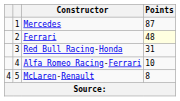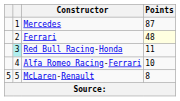(17, 50) no background -> (17, 50) paleturquoise background
(150, 50) 31 -> (150, 50) 11
(9, 76) 4 -> (9, 76) 5
